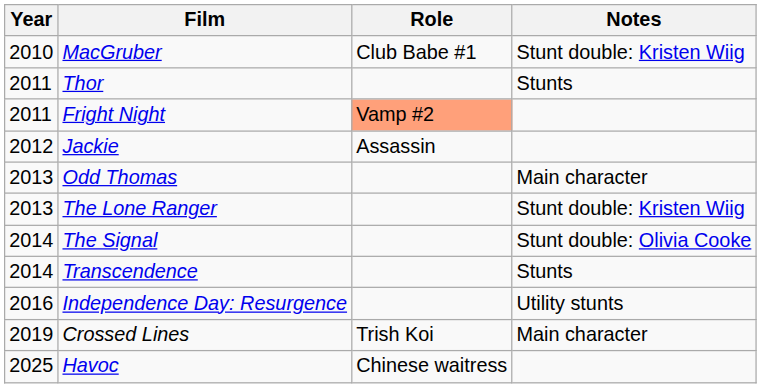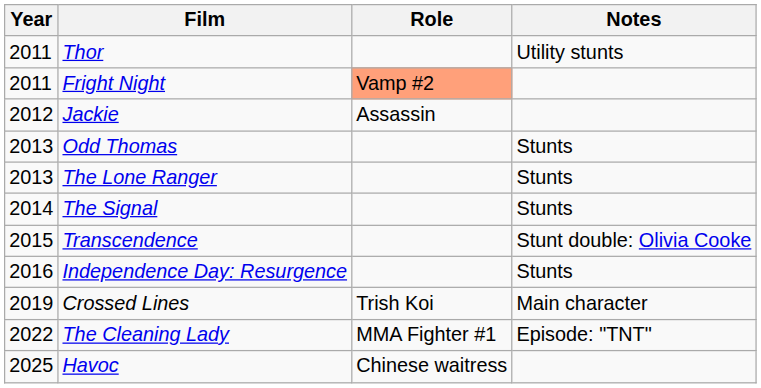- row: (112, 51)
(545, 83) Stunts -> (570, 51) Utility stunts
(582, 177) Main character -> (545, 146) Stunts
(631, 209) Stunt double: Kristen Wiig -> (545, 177) Stunts
(634, 240) Stunt double: Olivia Cooke -> (545, 209) Stunts
(31, 271) 2014 -> (31, 240) 2015
(545, 271) Stunts -> (634, 240) Stunt double: Olivia Cooke
(570, 303) Utility stunts -> (545, 271) Stunts
+ row: (146, 334)
